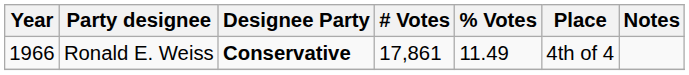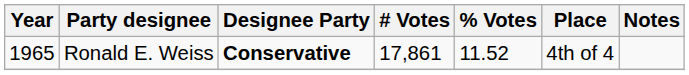(32, 52) 1966 -> (32, 52) 1965
(484, 52) 11.49 -> (484, 52) 11.52
